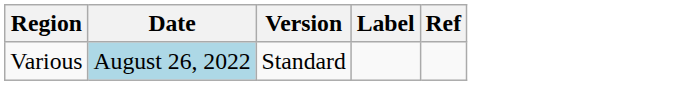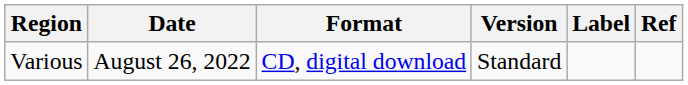+ column: (364, 23)
(172, 60) lightblue background -> (172, 60) no background
